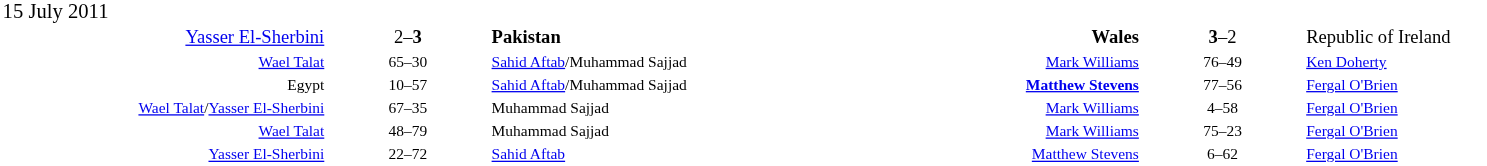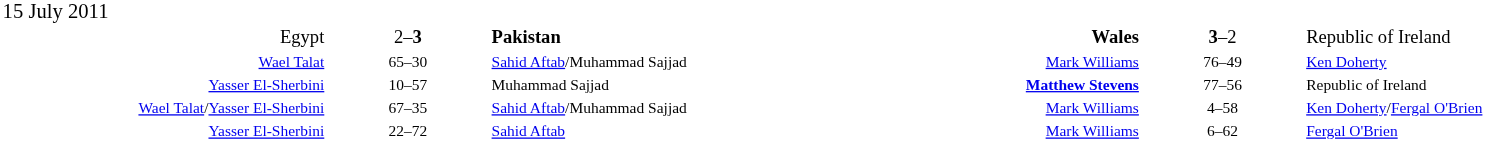(255, 37) Yasser El-Sherbini -> (302, 37) Egypt
(306, 85) Egypt -> (266, 85) Yasser El-Sherbini
(589, 85) Sahid Aftab/Muhammad Sajjad -> (550, 85) Muhammad Sajjad
(1352, 85) Fergal O'Brien -> (1366, 85) Republic of Ireland
(550, 108) Muhammad Sajjad -> (589, 108) Sahid Aftab/Muhammad Sajjad
(1352, 108) Fergal O'Brien -> (1394, 108) Ken Doherty/Fergal O'Brien
- row: (408, 131)
(1085, 154) Matthew Stevens -> (1092, 131) Mark Williams
